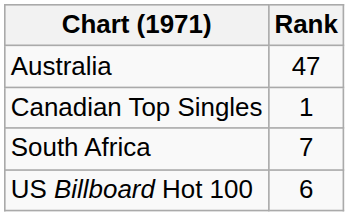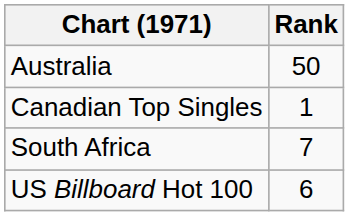(306, 66) 47 -> (306, 66) 50
